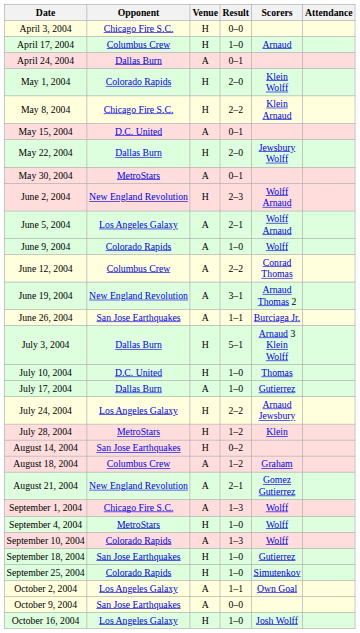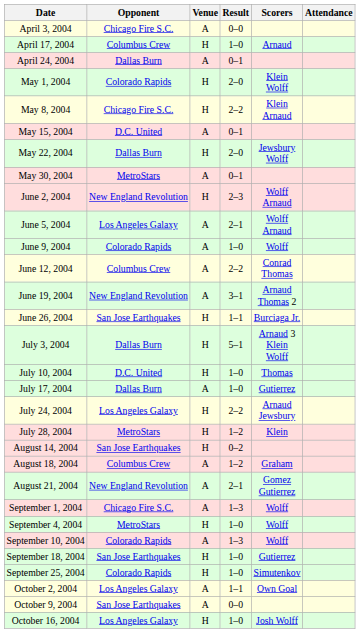(205, 28) H -> (205, 28) A
(205, 317) A -> (205, 317) H
